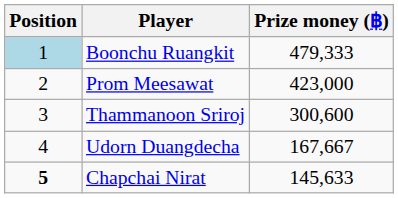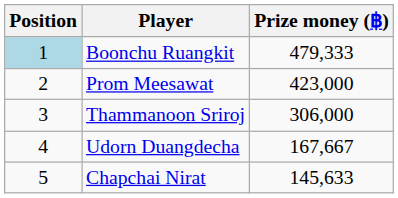(321, 114) 300,600 -> (321, 114) 306,000
(43, 177) bold -> (43, 177) normal
